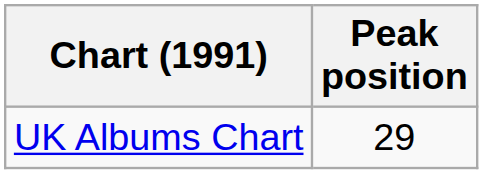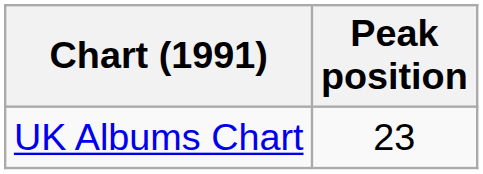(394, 136) 29 -> (394, 136) 23
